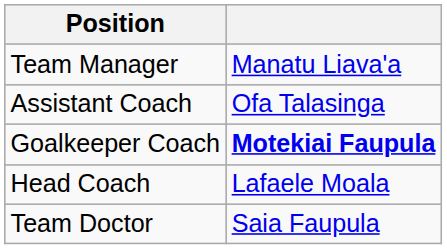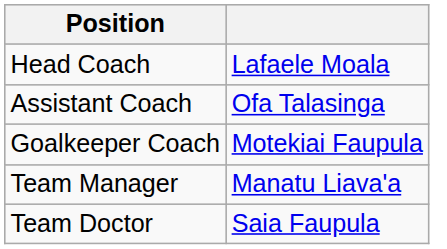rows swapped: (80, 183) <-> (94, 64)
(334, 143) bold -> (327, 143) normal
